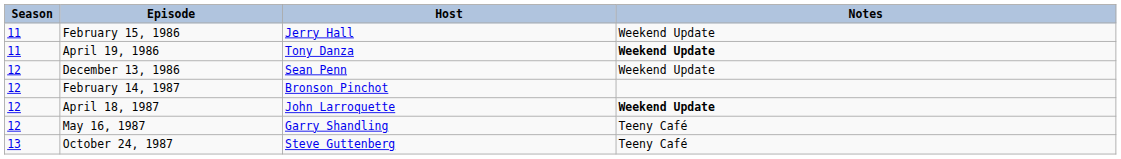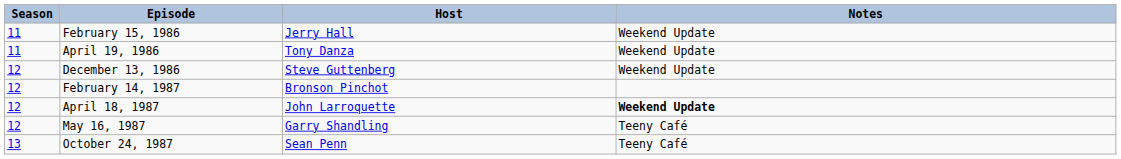(667, 51) bold -> (667, 51) normal
(316, 70) Sean Penn -> (340, 70) Steve Guttenberg
(340, 144) Steve Guttenberg -> (316, 144) Sean Penn
